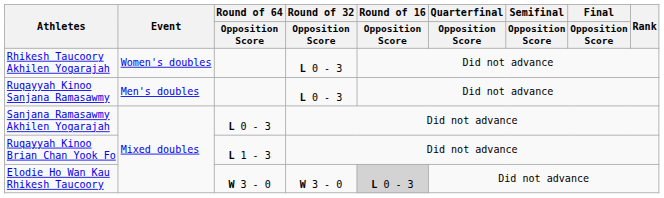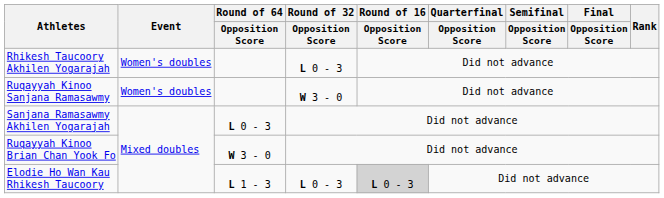(160, 91) Men's doubles -> (166, 91) Women's doubles
(321, 97) L 0 - 3 -> (321, 97) W 3 - 0
(250, 155) L 1 - 3 -> (250, 155) W 3 - 0
(250, 184) W 3 - 0 -> (250, 184) L 1 - 3
(321, 184) W 3 - 0 -> (321, 184) L 0 - 3
